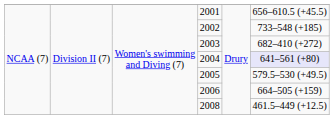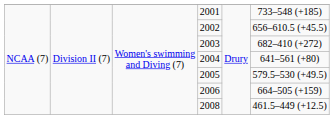(290, 12) 656–610.5 (+45.5) -> (290, 12) 733–548 (+185)
(290, 28) 733–548 (+185) -> (290, 28) 656–610.5 (+45.5)
(290, 59) lavender background -> (290, 59) no background
